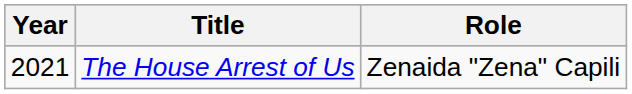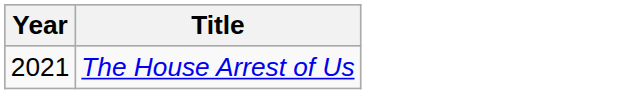- column: (493, 25)
